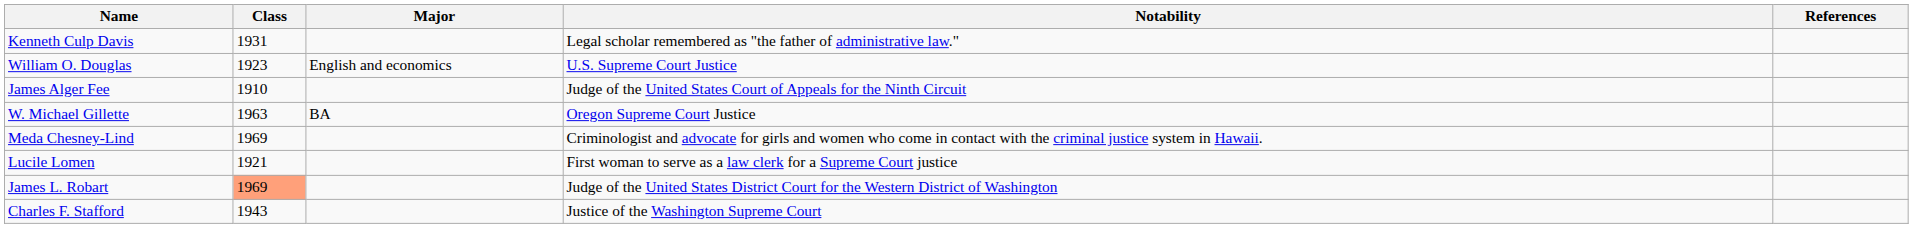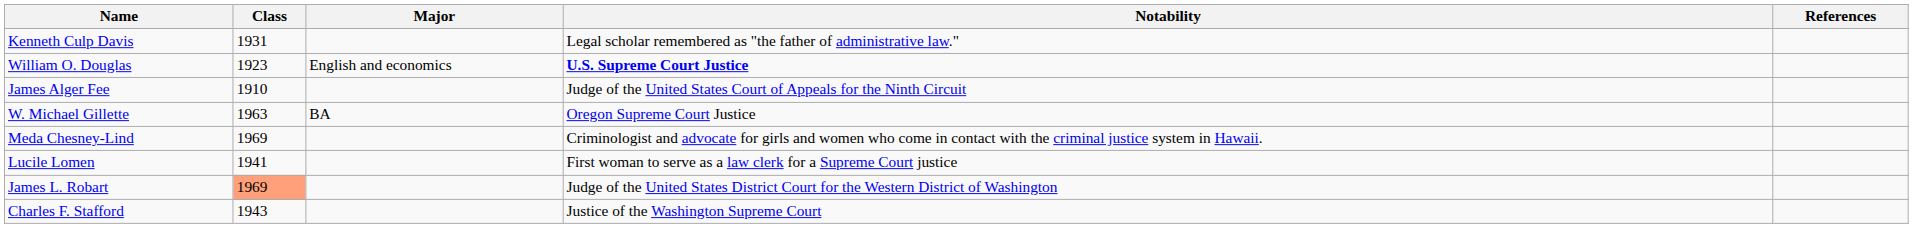(652, 65) normal -> (657, 65) bold
(252, 162) 1921 -> (252, 162) 1941
